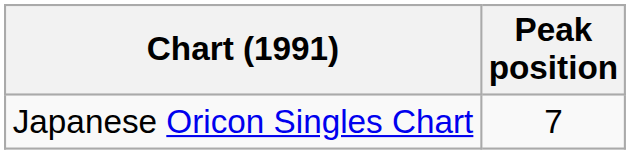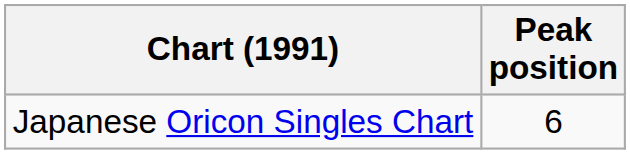(553, 121) 7 -> (553, 121) 6
